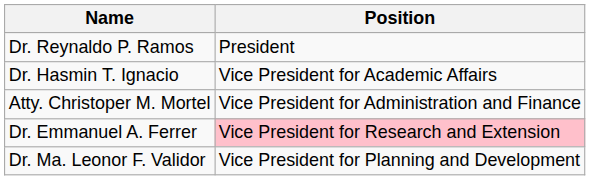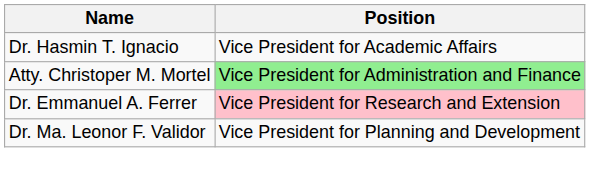- row: (101, 47)
(400, 103) no background -> (400, 75) lightgreen background
